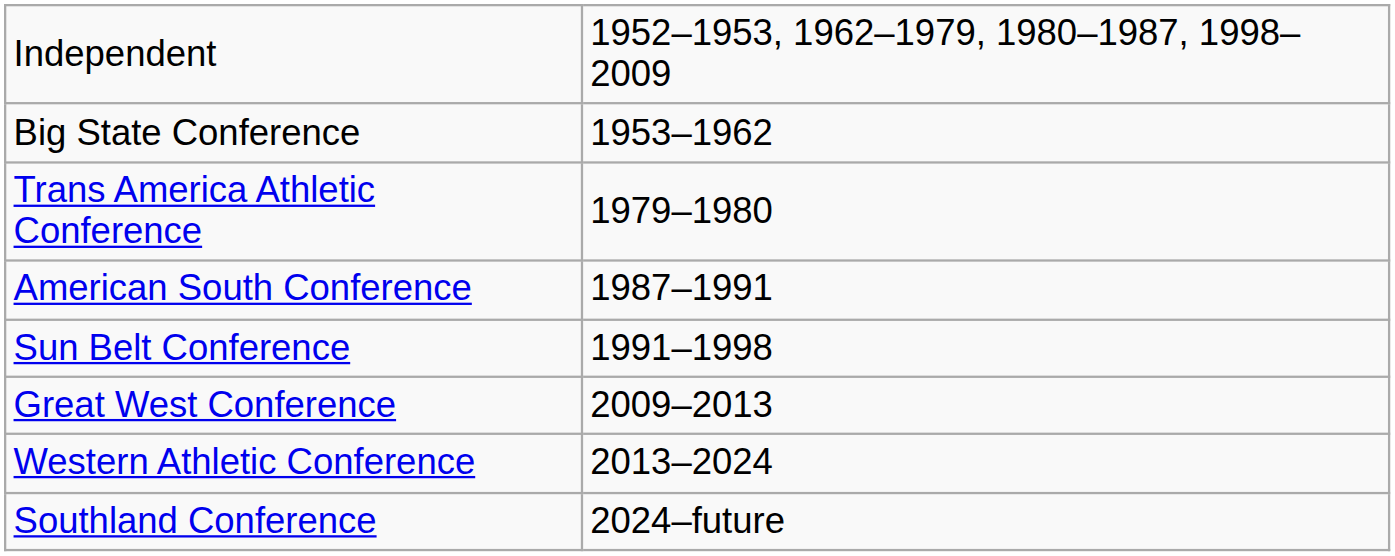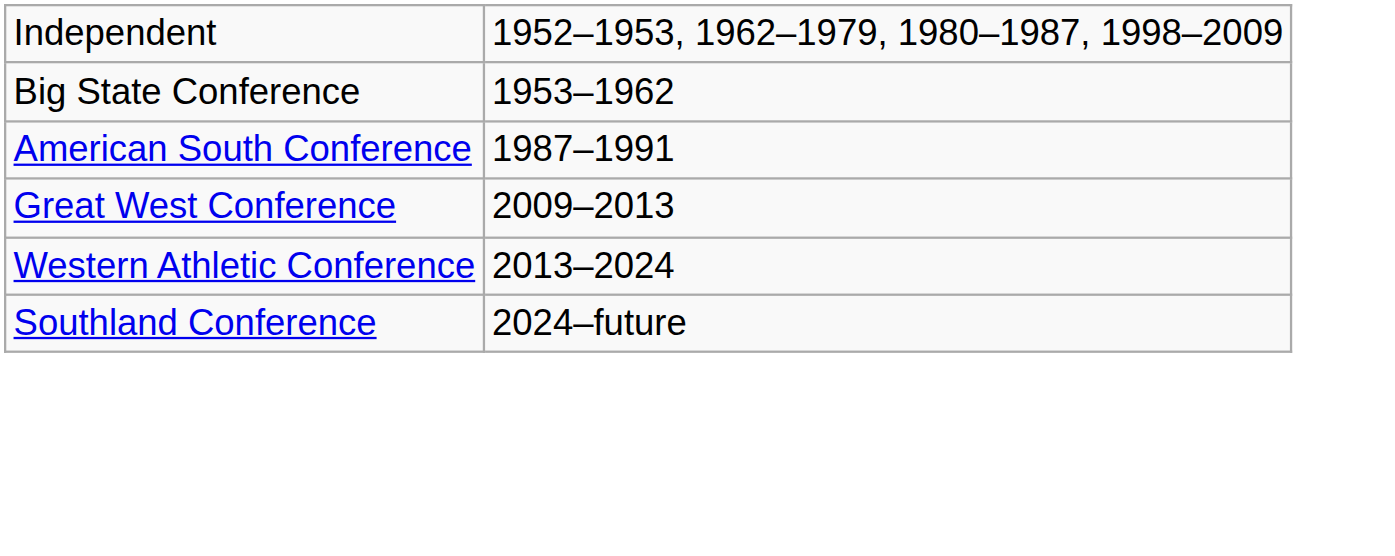- row: (194, 210)
- row: (182, 346)
